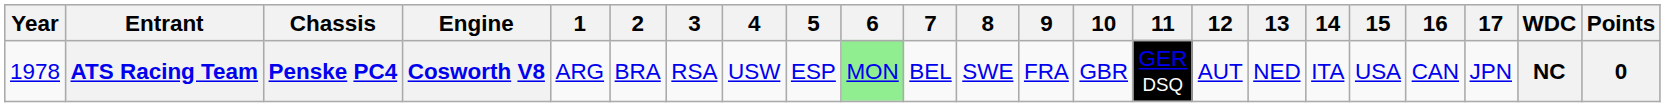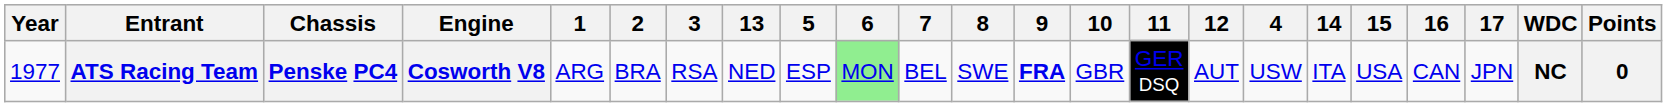columns swapped: (754, 23) <-> (1277, 23)
(35, 71) 1978 -> (35, 71) 1977
(1046, 71) normal -> (1042, 71) bold
